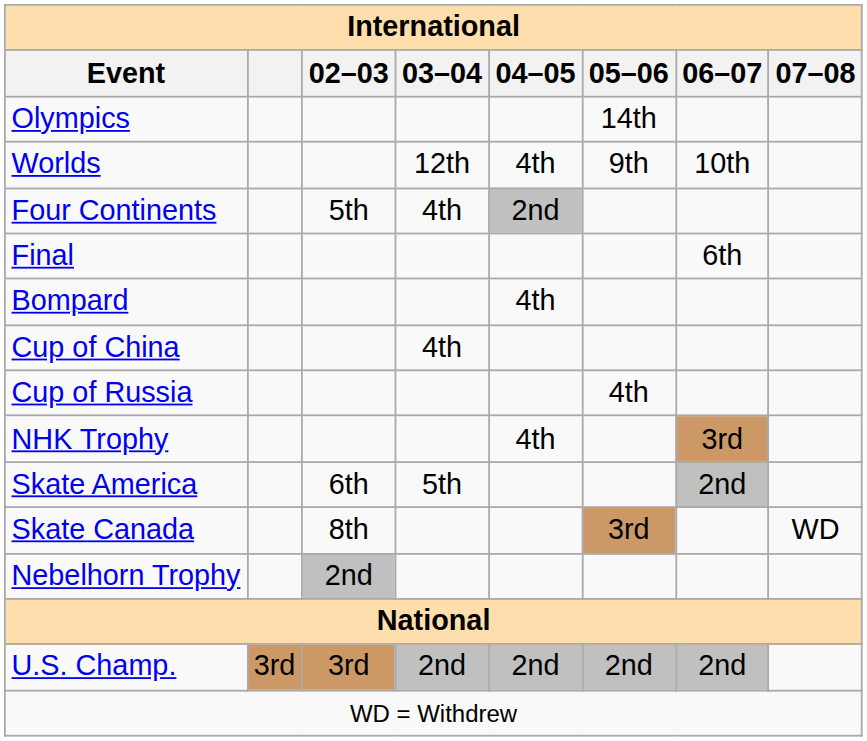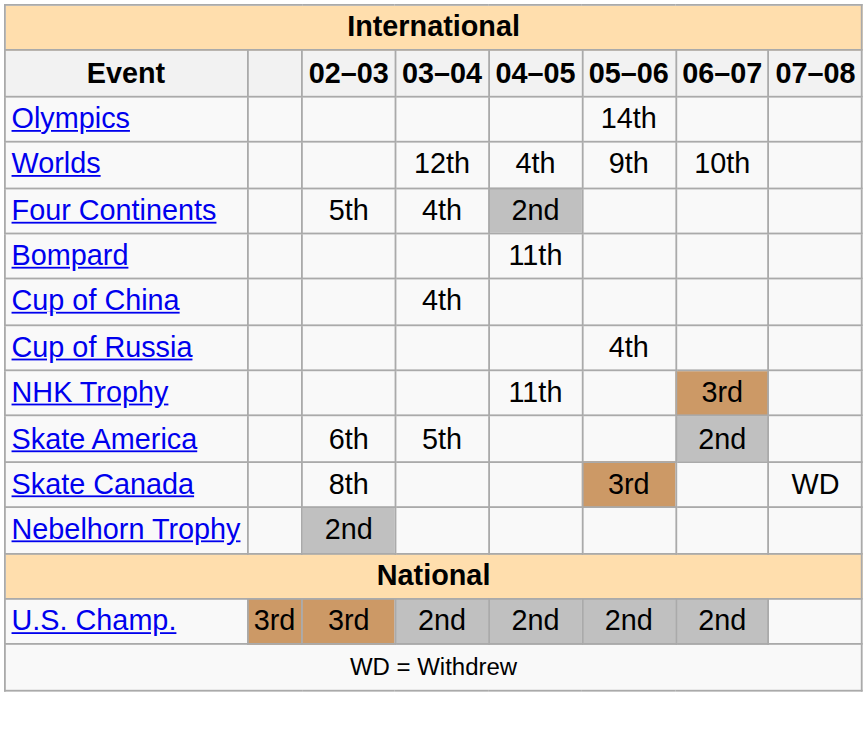- row: (43, 255)
(535, 301) 4th -> (535, 255) 11th
(535, 438) 4th -> (535, 392) 11th
